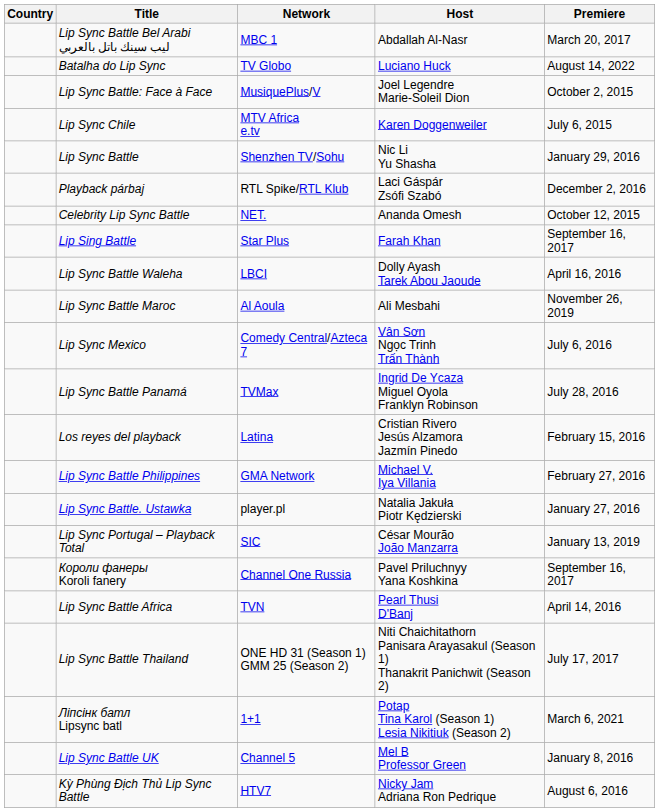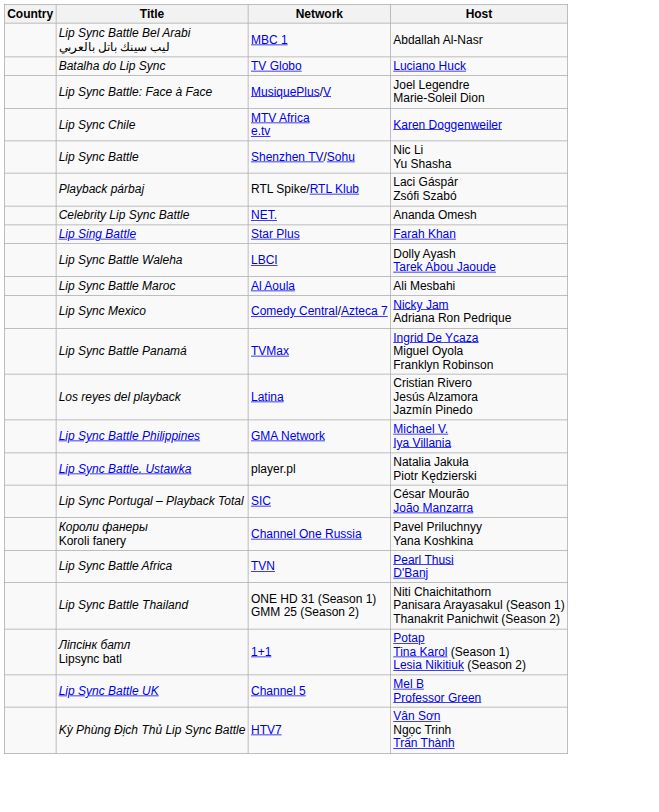- column: (600, 14)
(409, 345) Vân Sơn Ngọc Trinh Trấn Thành -> (452, 311) Nicky Jam Adriana Ron Pedrique
(437, 791) Nicky Jam Adriana Ron Pedrique -> (424, 730) Vân Sơn Ngọc Trinh Trấn Thành
